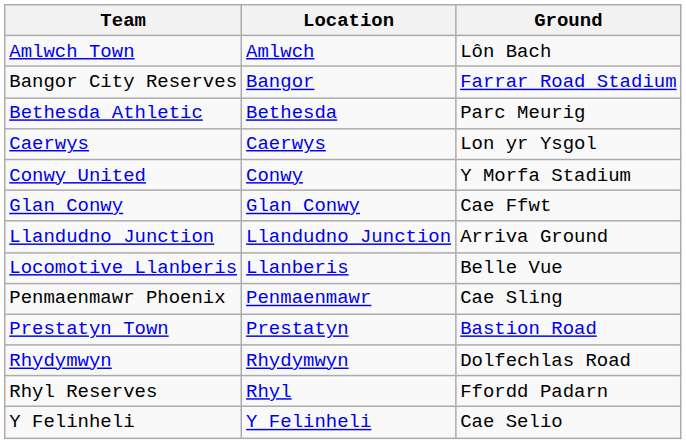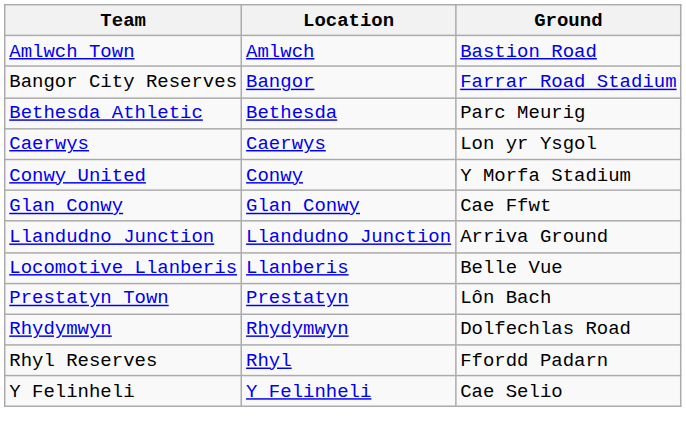(506, 51) Lôn Bach -> (529, 51) Bastion Road
- row: (117, 299)
(529, 330) Bastion Road -> (506, 299) Lôn Bach
